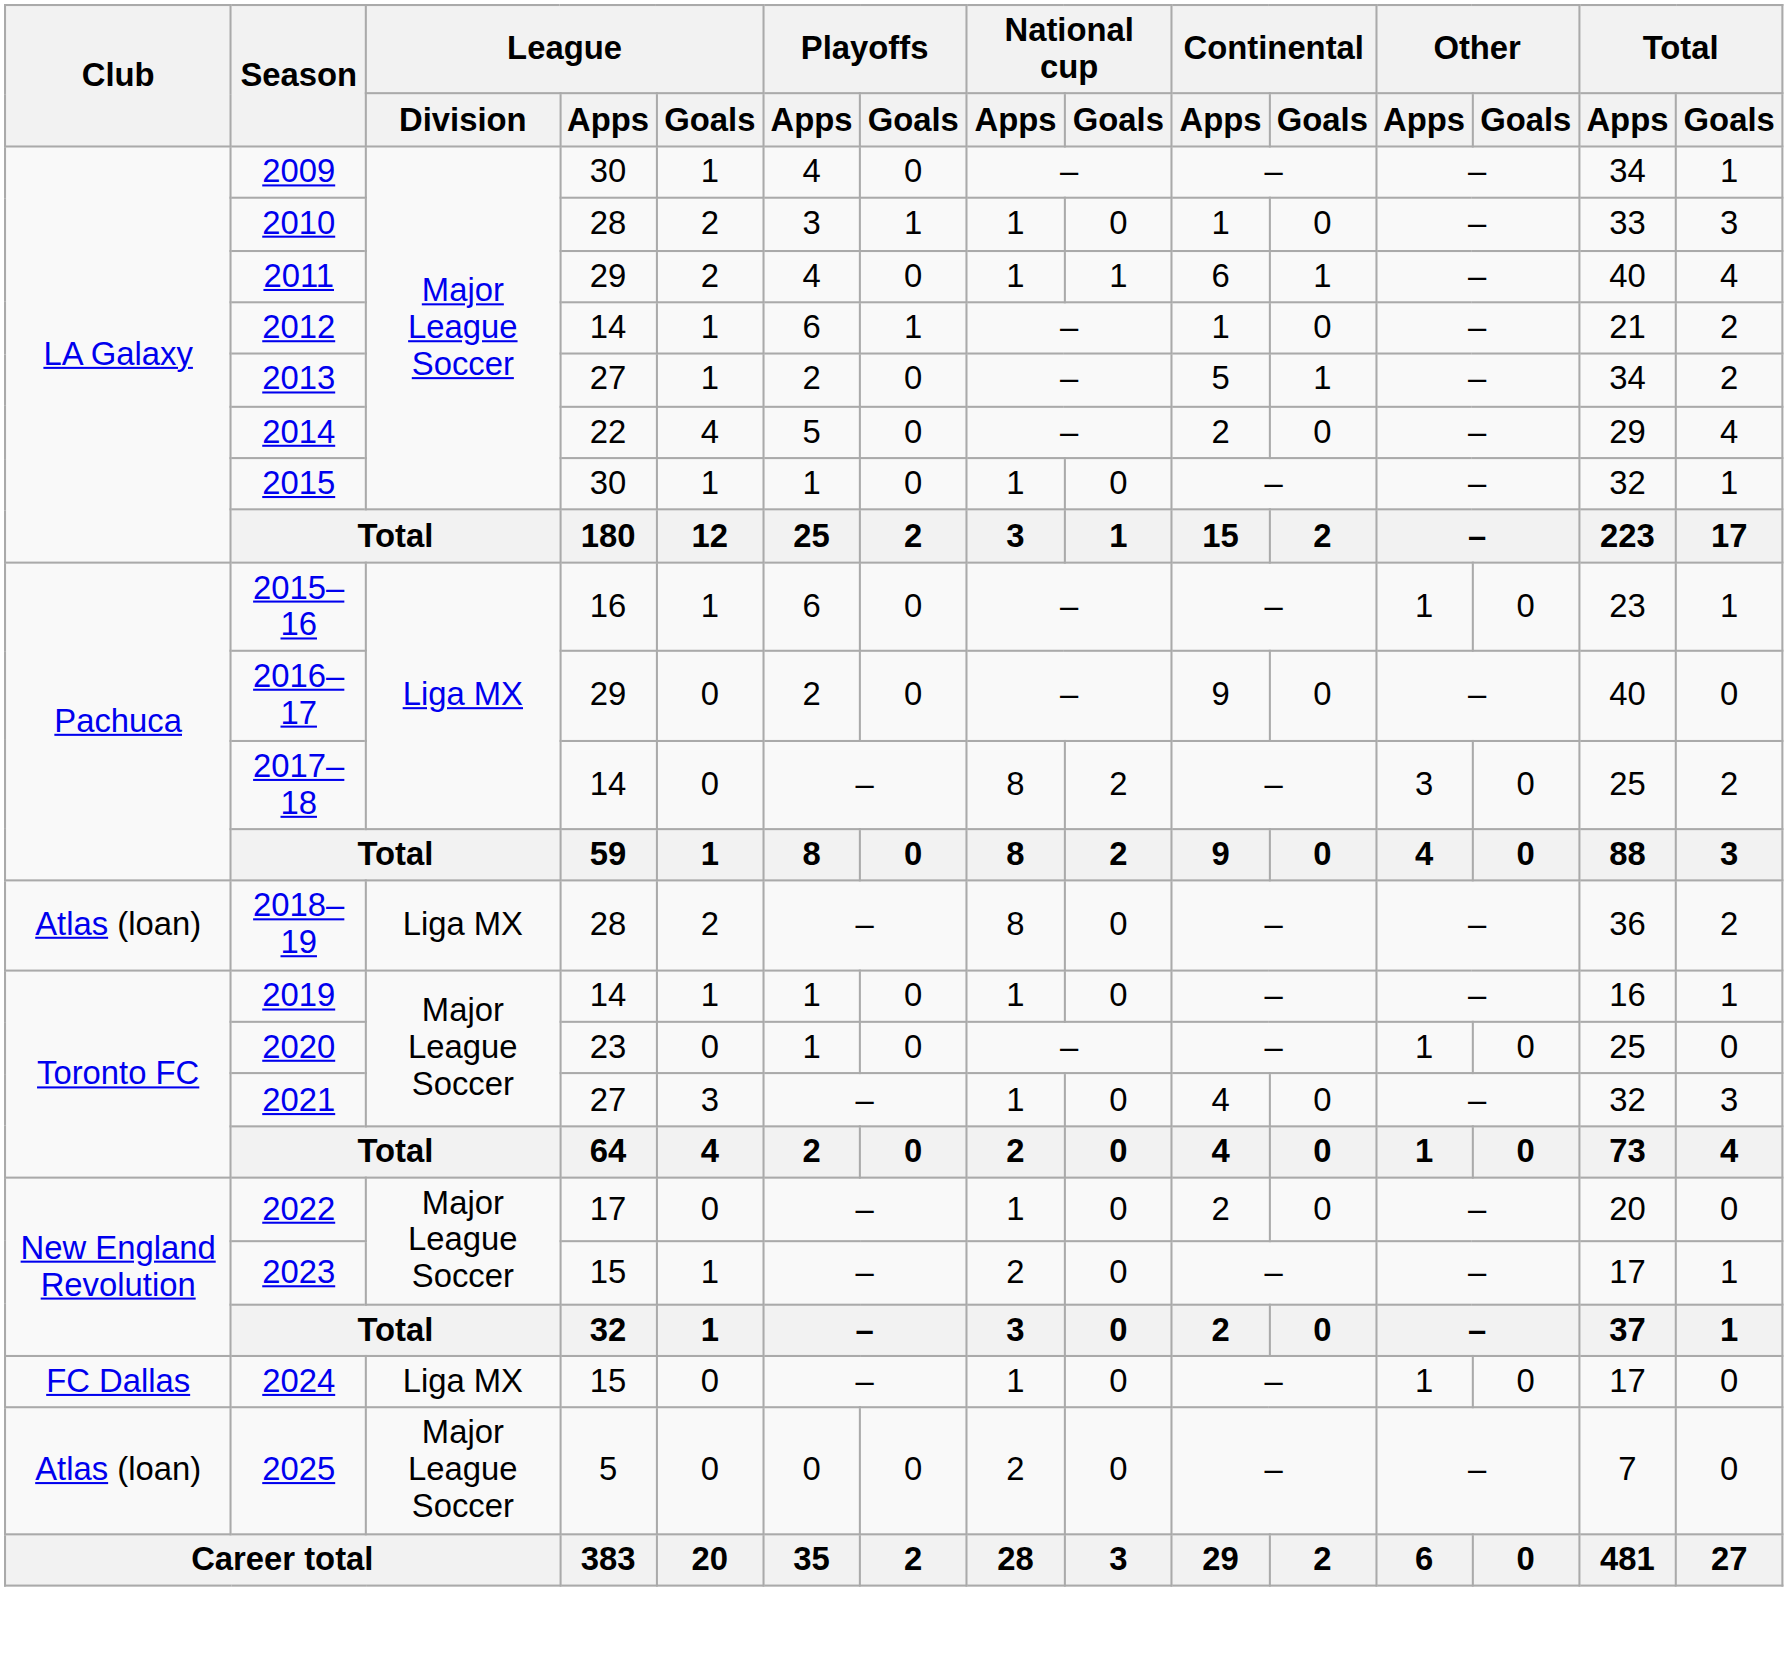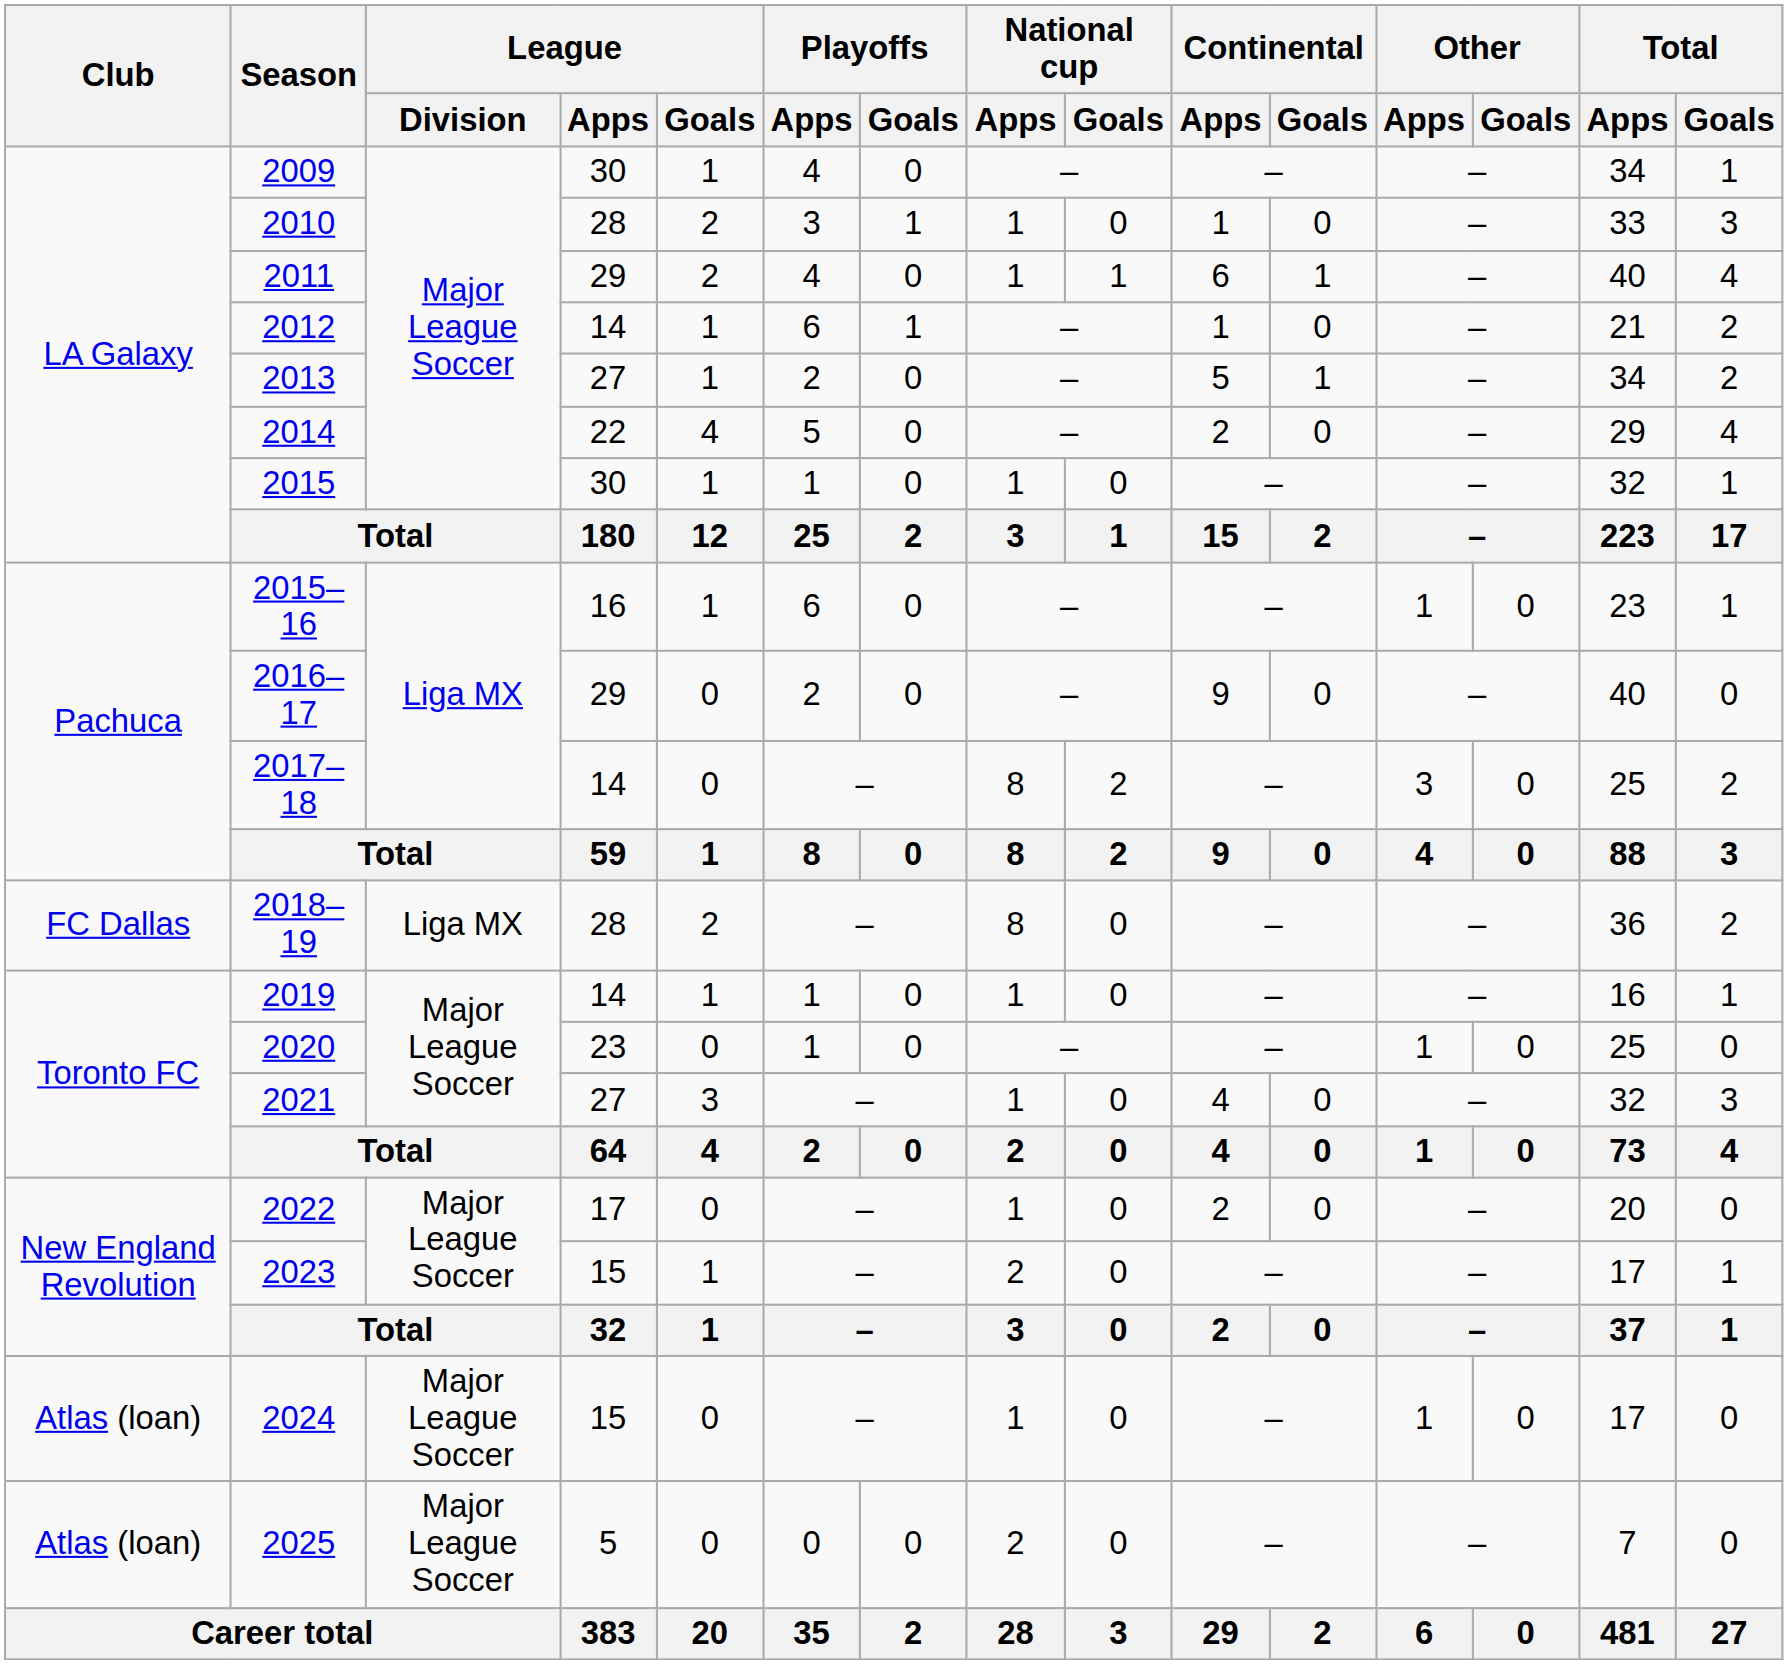(118, 924) Atlas (loan) -> (118, 924) FC Dallas
(118, 1381) FC Dallas -> (118, 1418) Atlas (loan)
(463, 1381) Liga MX -> (463, 1418) Major League Soccer
